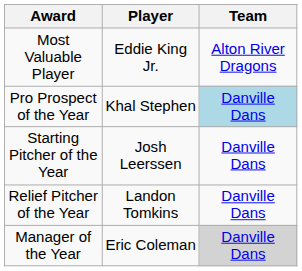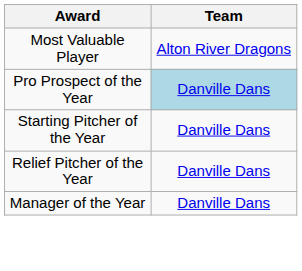- column: (151, 16)
(248, 245) lightgrey background -> (224, 203) no background
